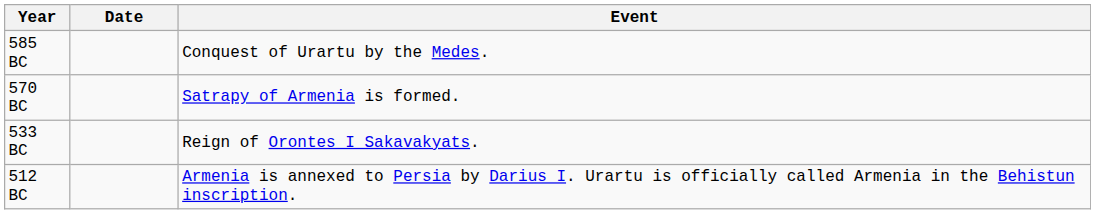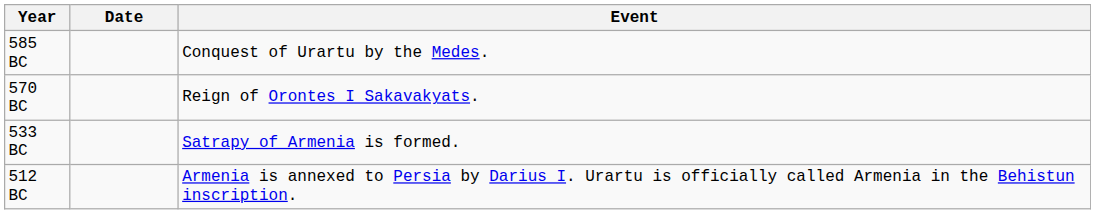(321, 97) Satrapy of Armenia is formed. -> (331, 97) Reign of Orontes I Sakavakyats.
(331, 142) Reign of Orontes I Sakavakyats. -> (321, 142) Satrapy of Armenia is formed.
